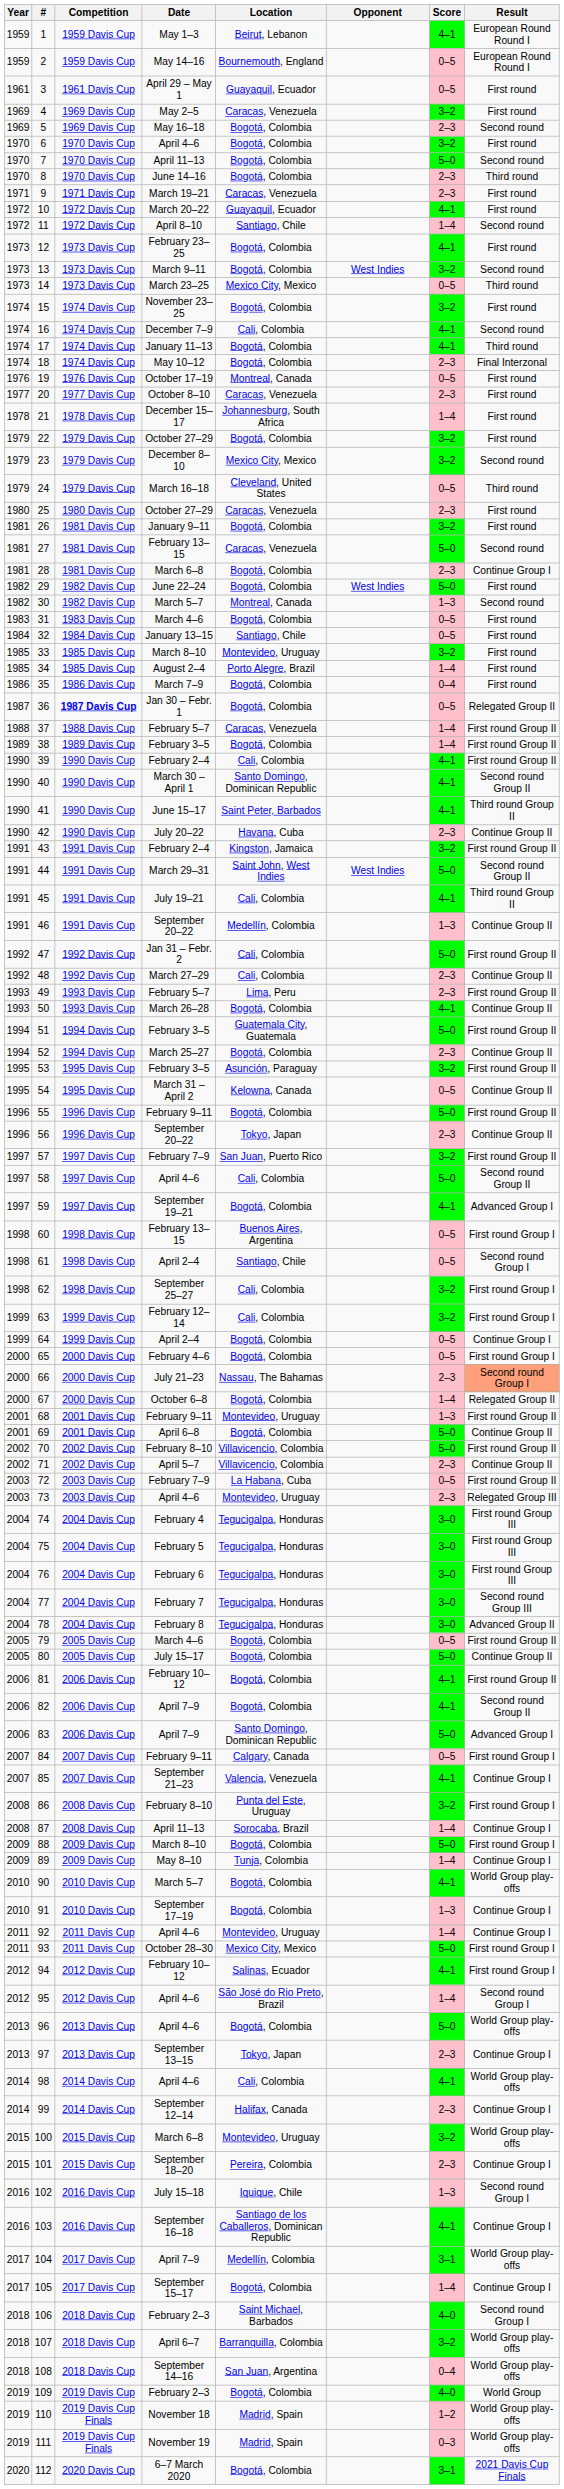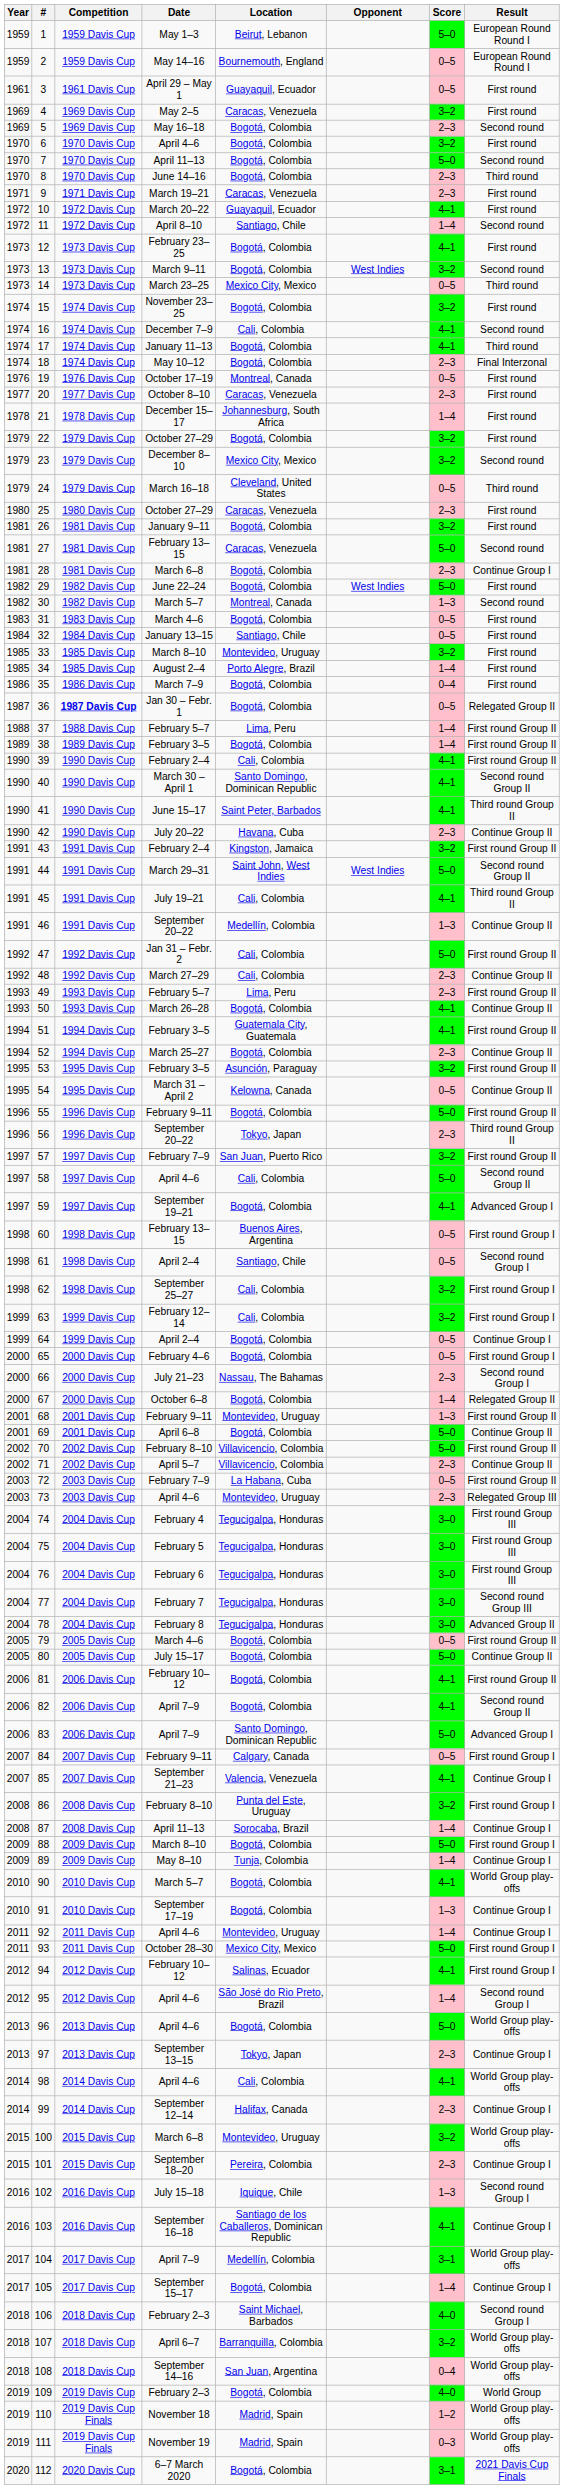(447, 34) 4–1 -> (447, 34) 5–0
(271, 728) Caracas, Venezuela -> (271, 728) Lima, Peru
(447, 1030) 5–0 -> (447, 1030) 4–1
(512, 1135) Continue Group II -> (512, 1135) Third round Group II
(512, 1378) lightsalmon background -> (512, 1378) no background
